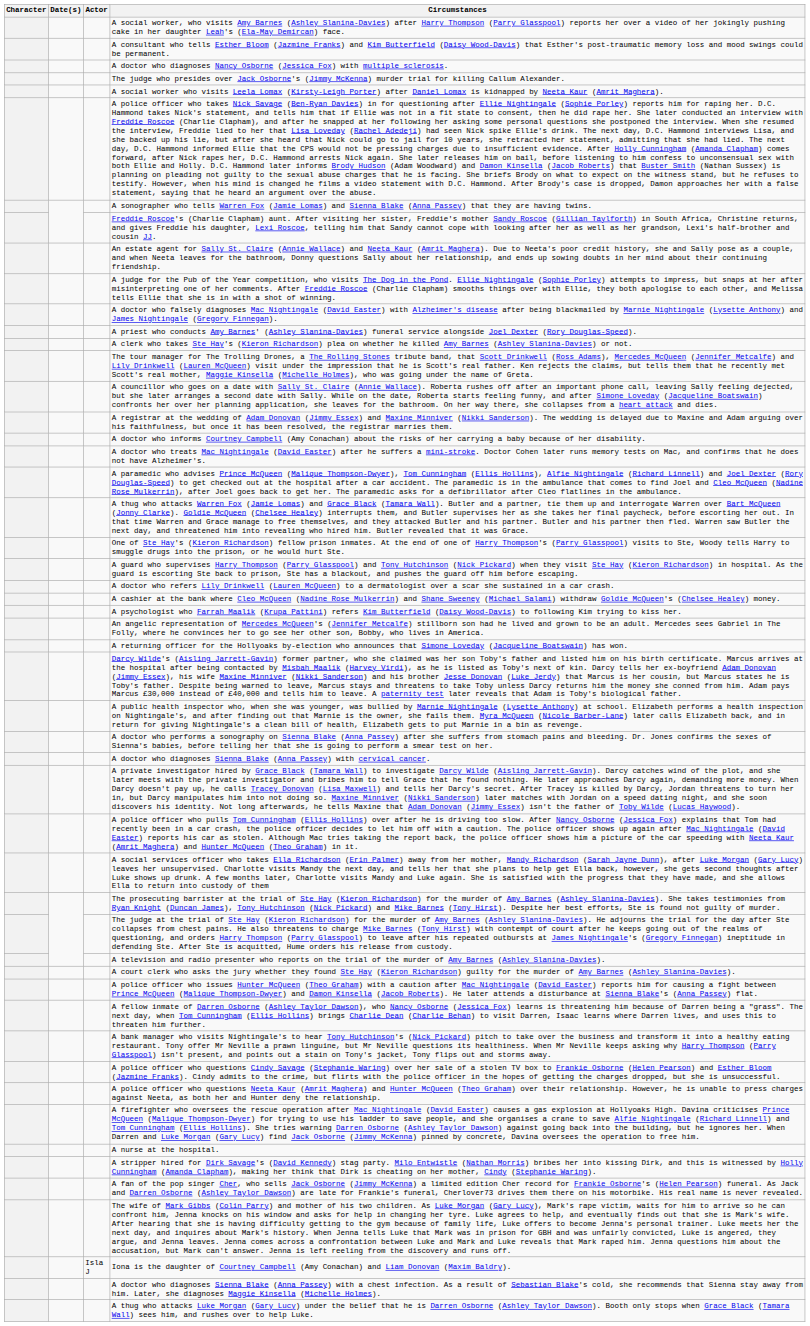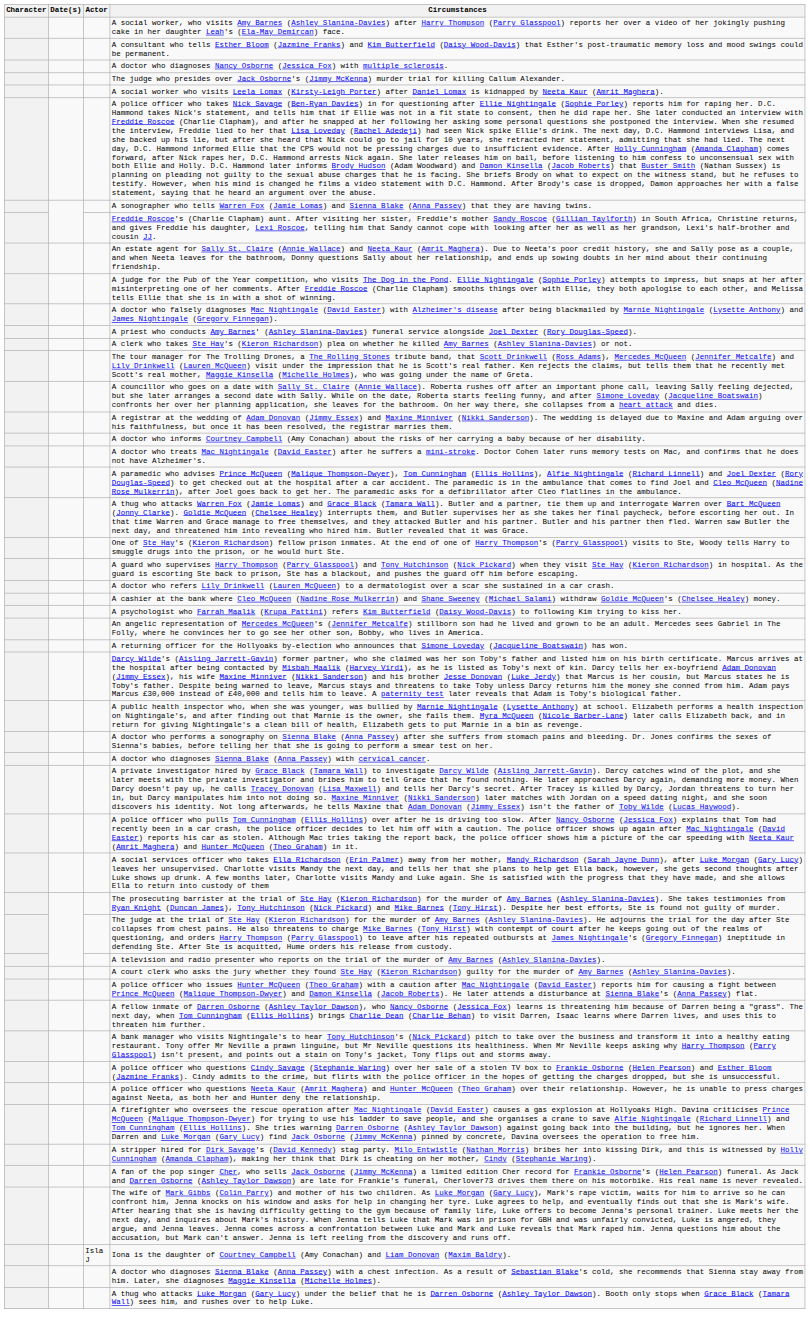- row: (166, 1150)
